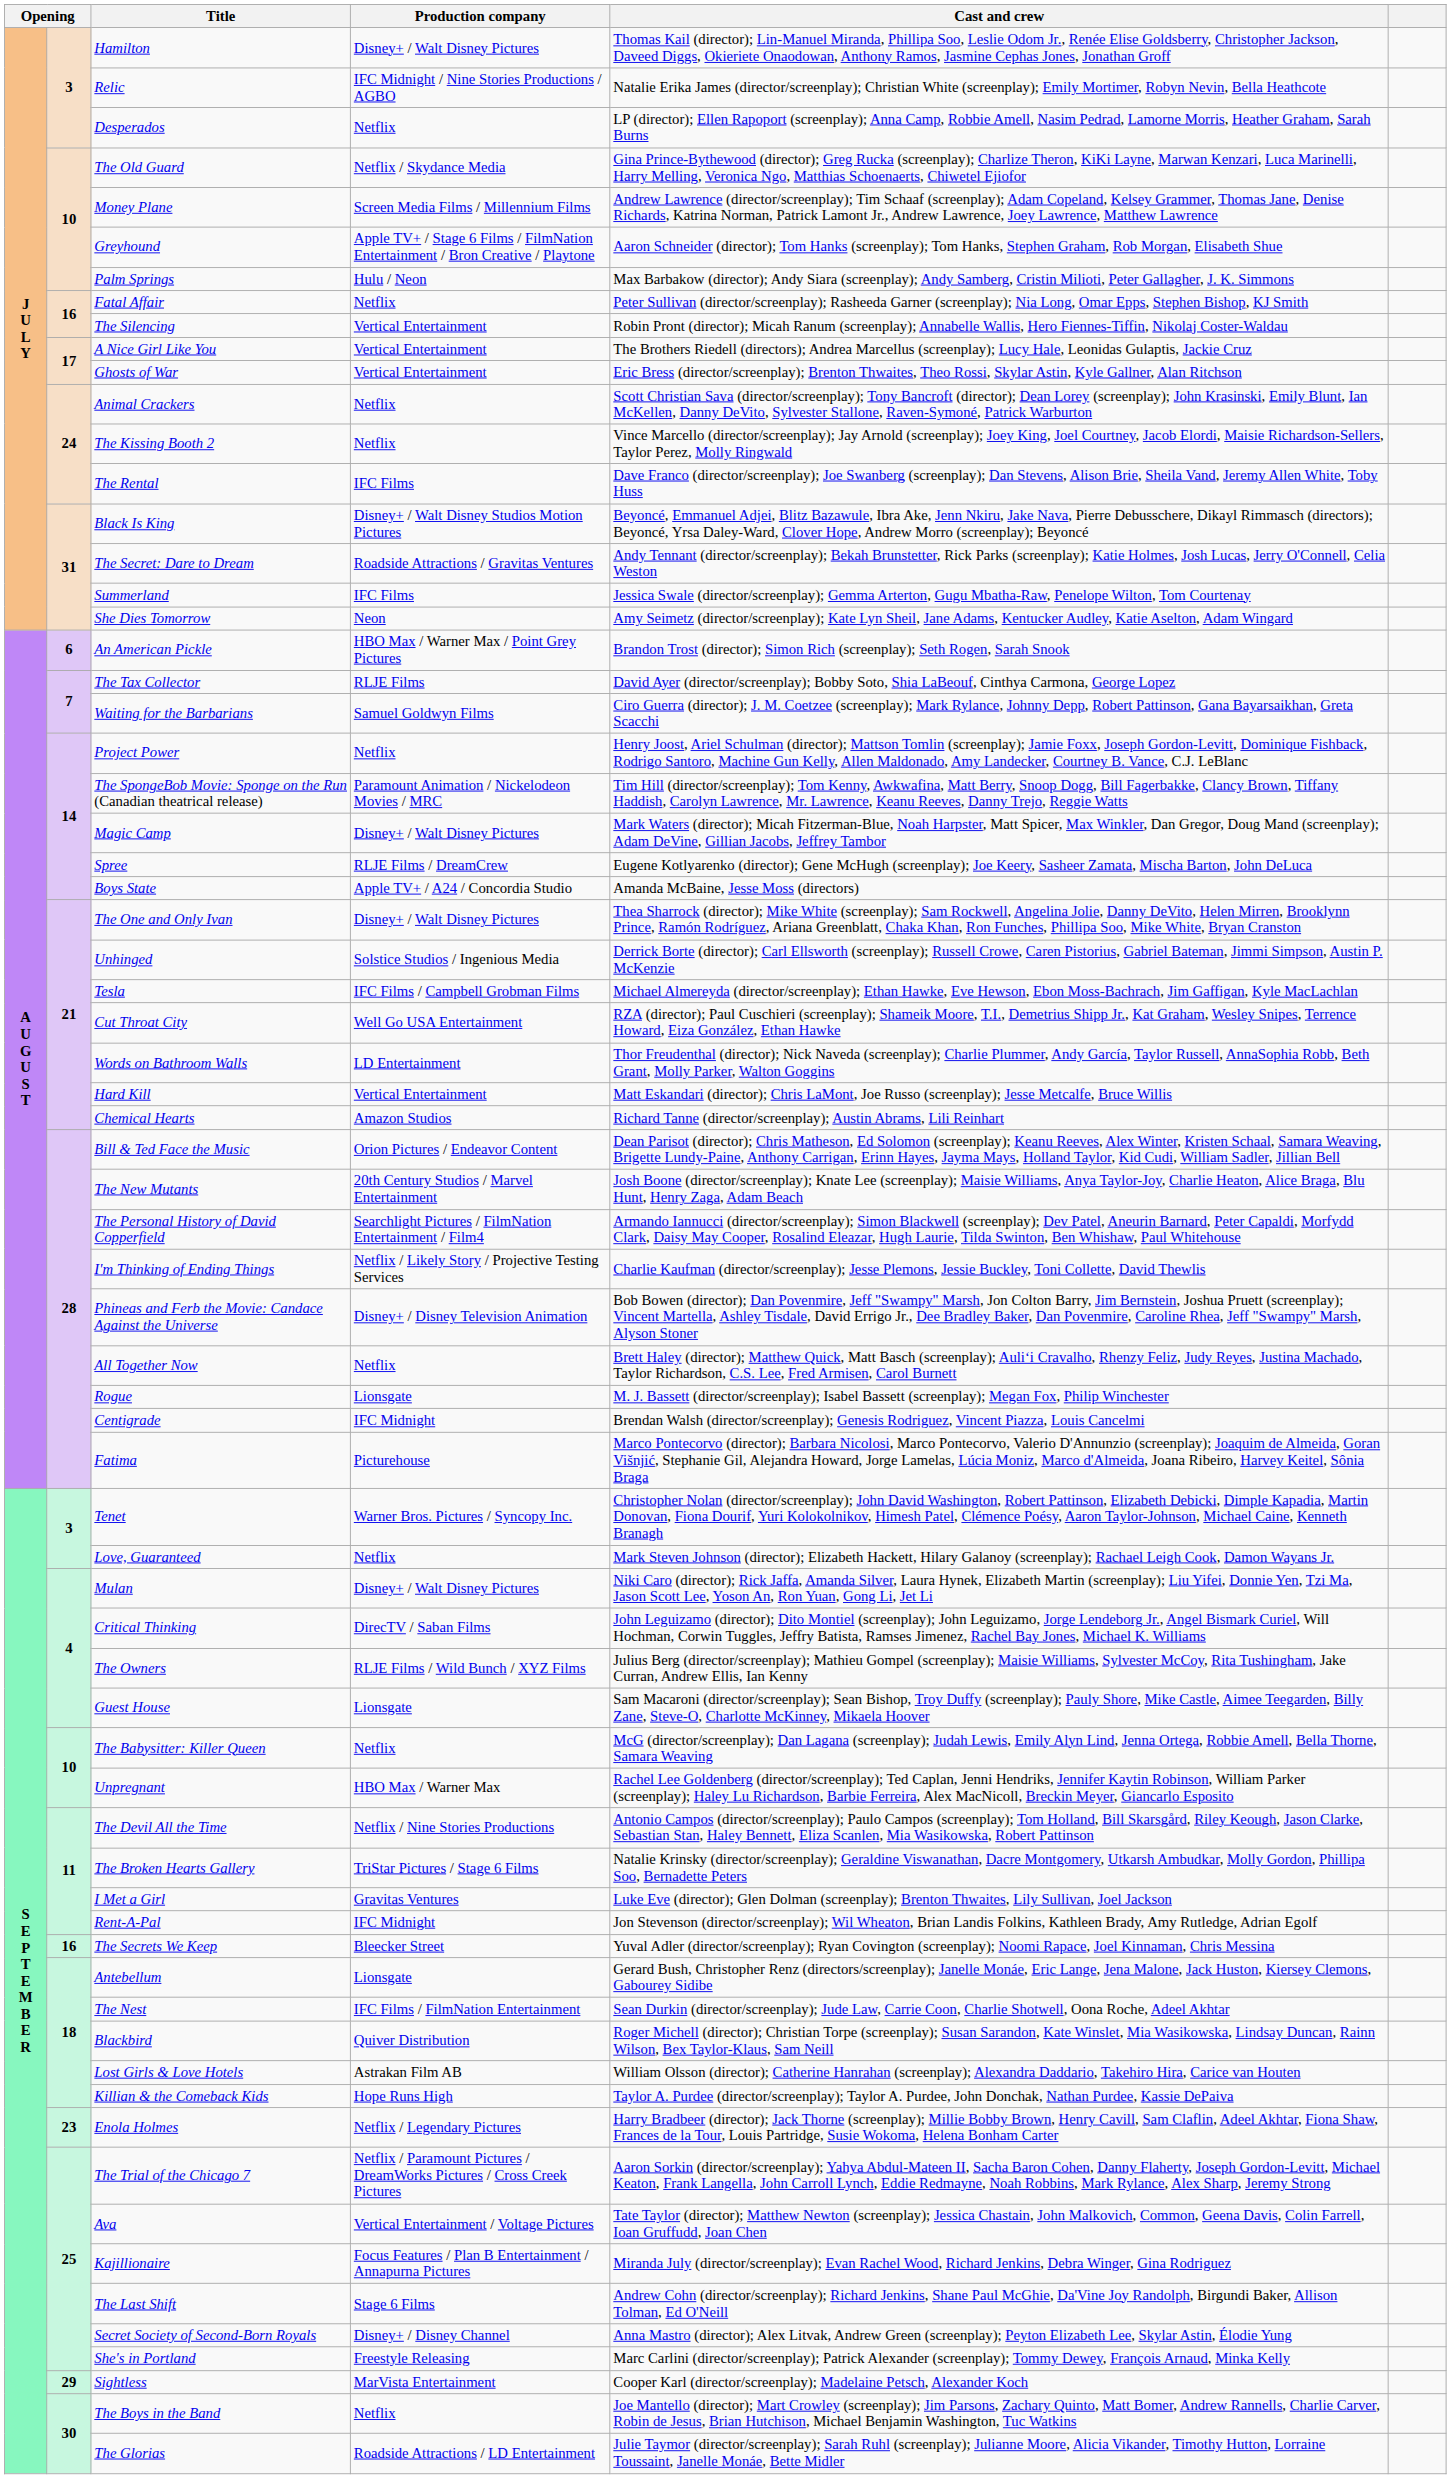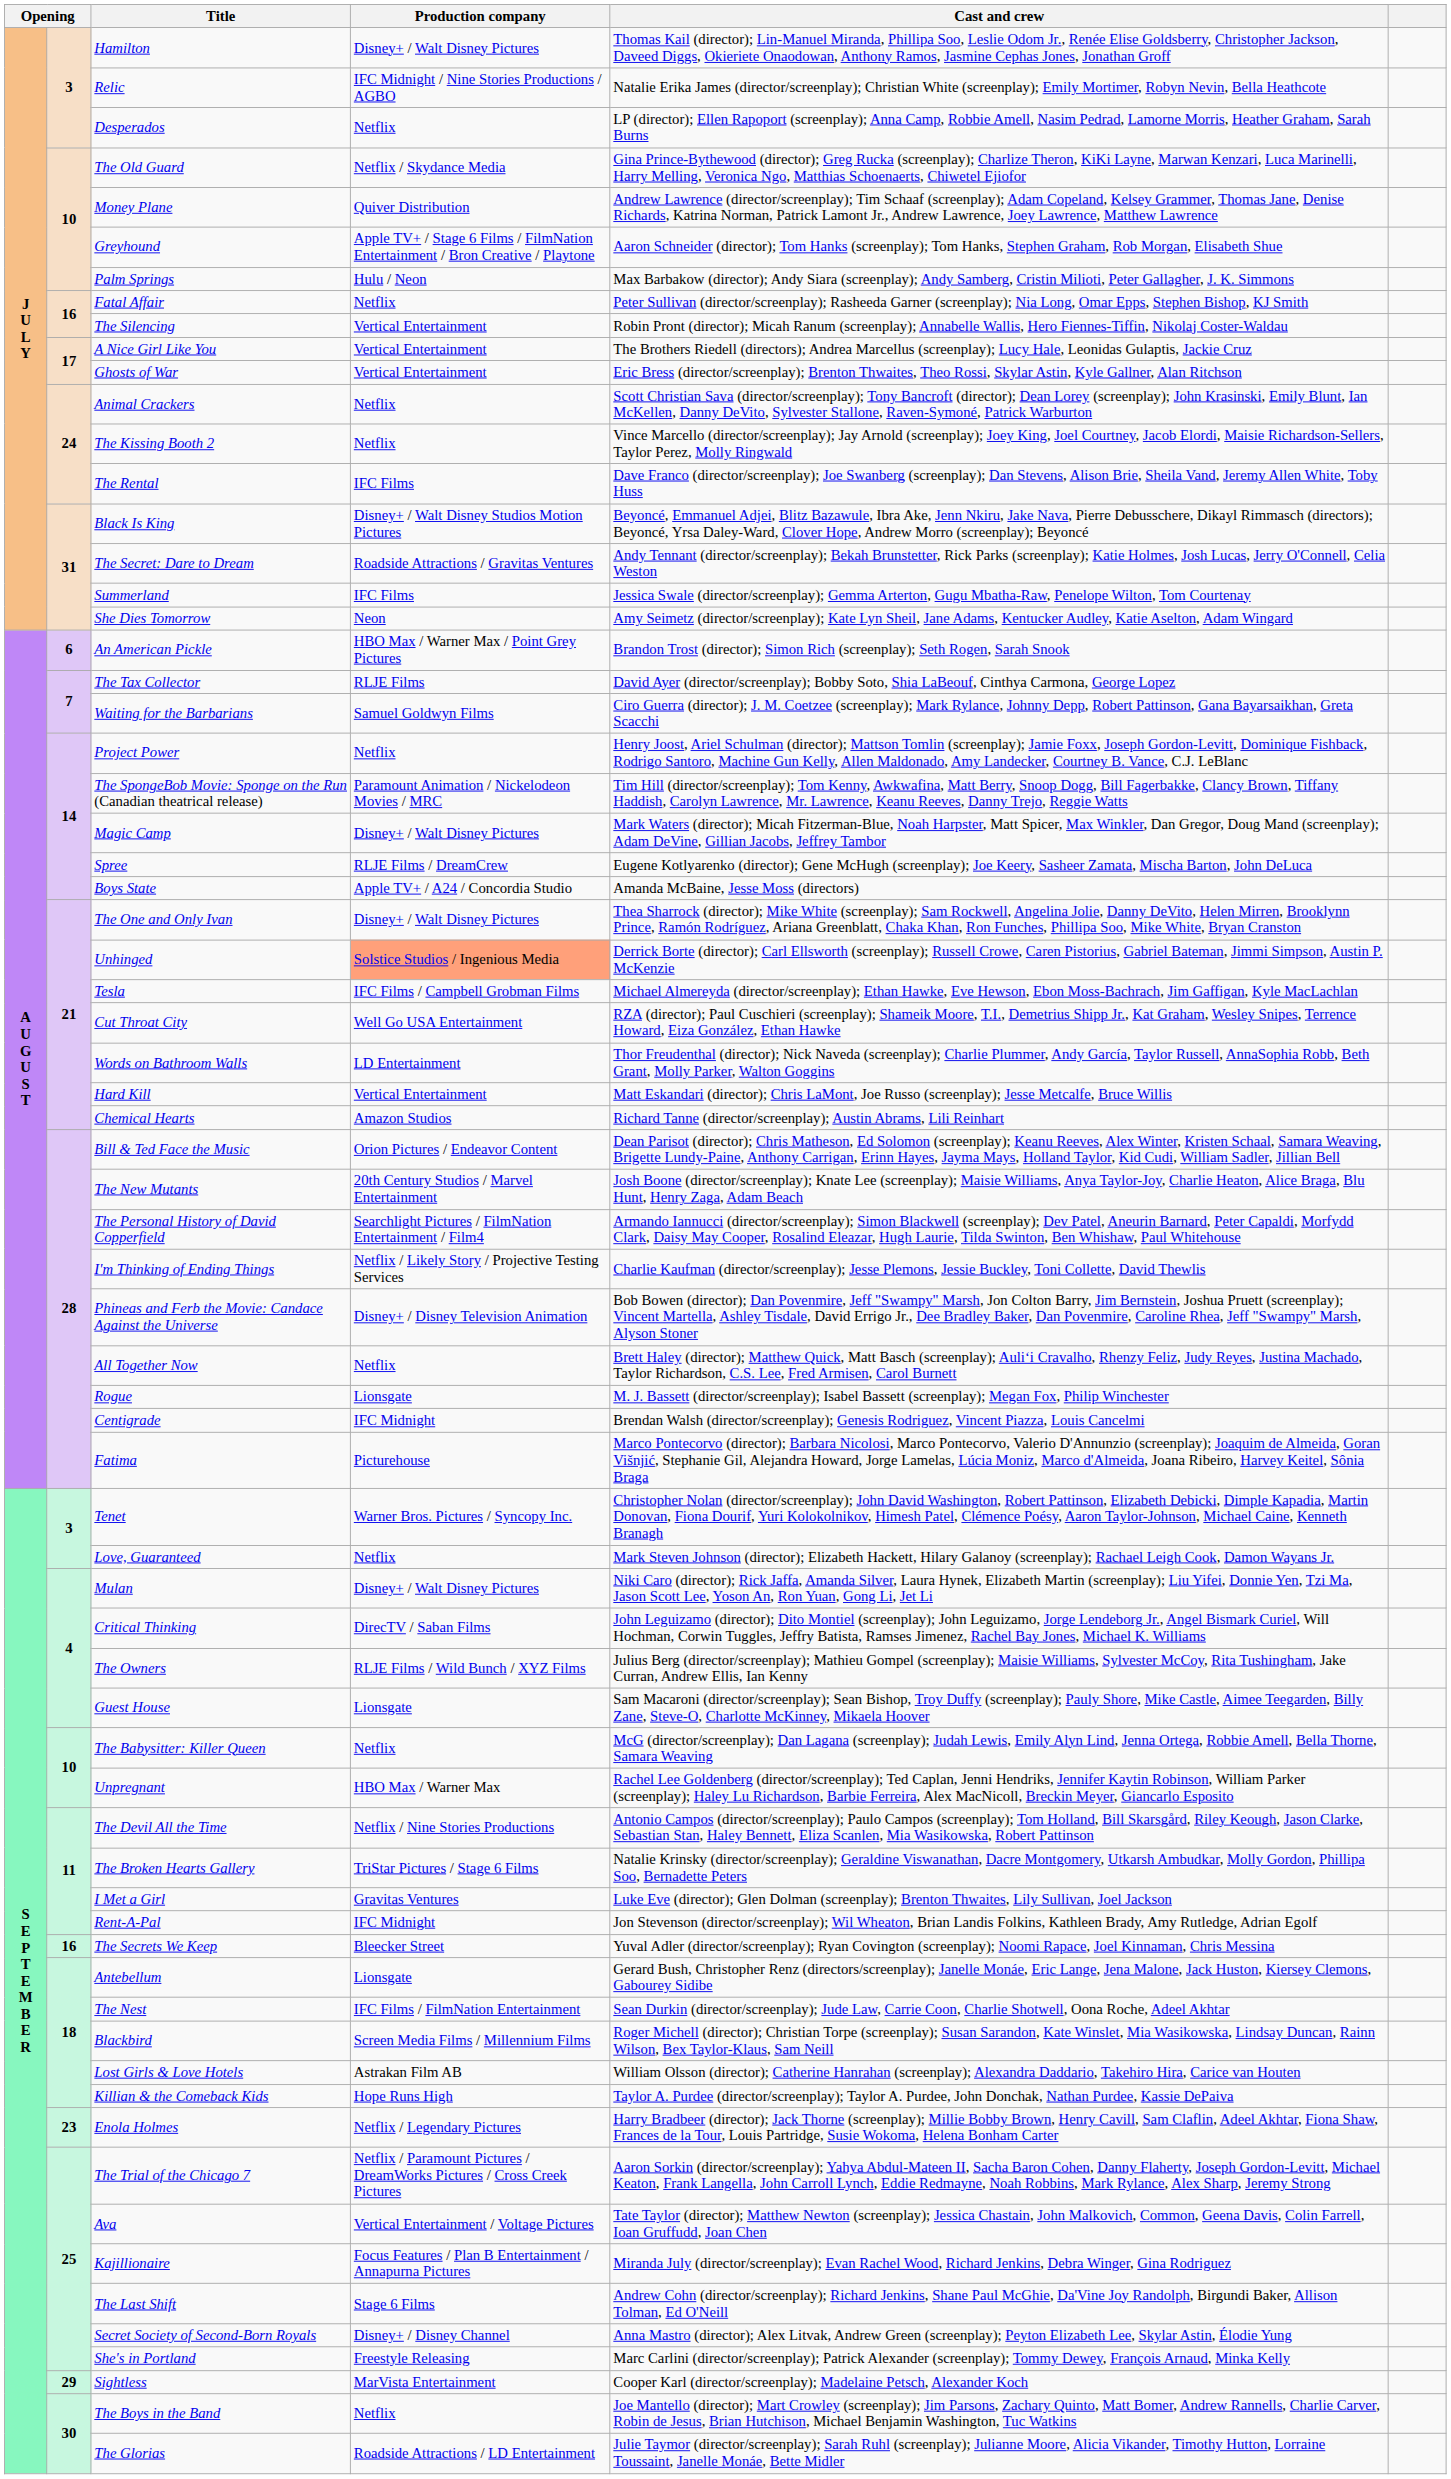(472, 207) Screen Media Films / Millennium Films -> (412, 207) Quiver Distribution
(456, 959) no background -> (456, 959) lightsalmon background
(412, 2040) Quiver Distribution -> (472, 2040) Screen Media Films / Millennium Films
